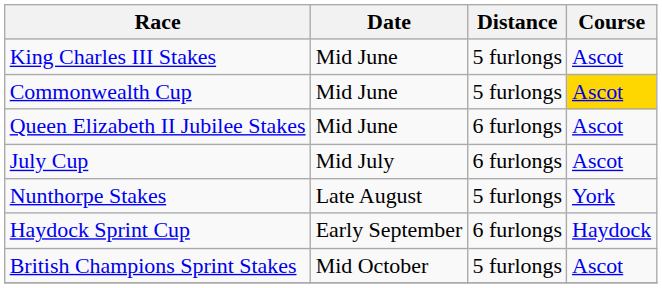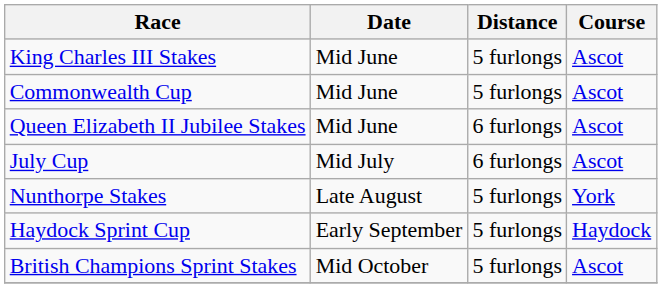(598, 91) gold background -> (598, 91) no background
(517, 230) 6 furlongs -> (517, 230) 5 furlongs
